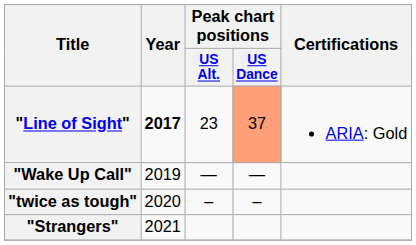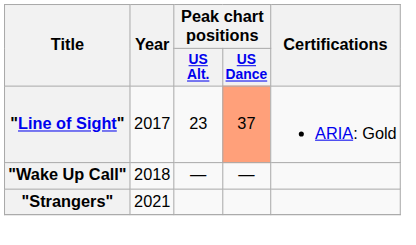(163, 124) bold -> (152, 124) normal
(163, 175) 2019 -> (152, 175) 2018
- row: (73, 201)
